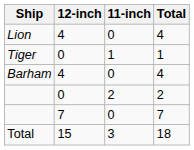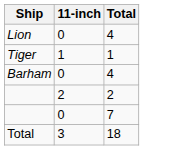- column: (80, 14)
